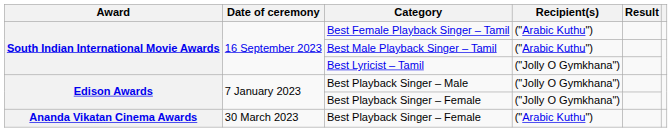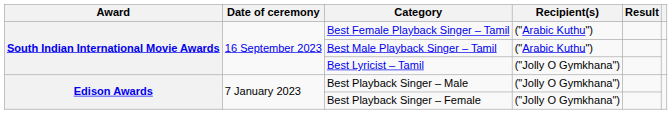- row: (113, 118)
